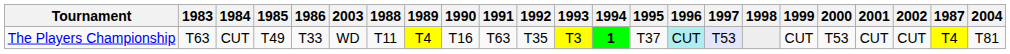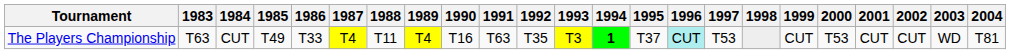columns swapped: (949, 16) <-> (348, 16)
(724, 38) lavender background -> (724, 38) no background
